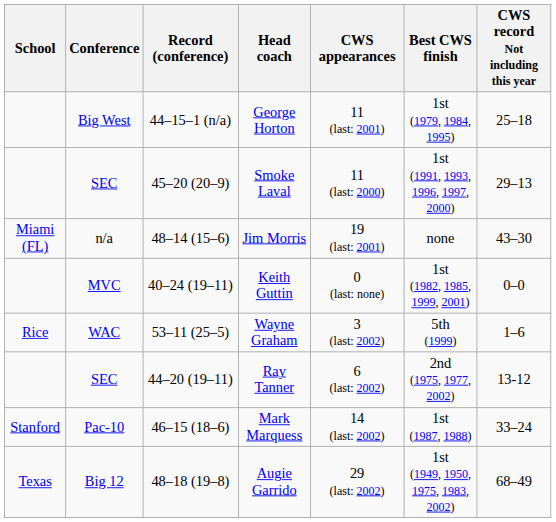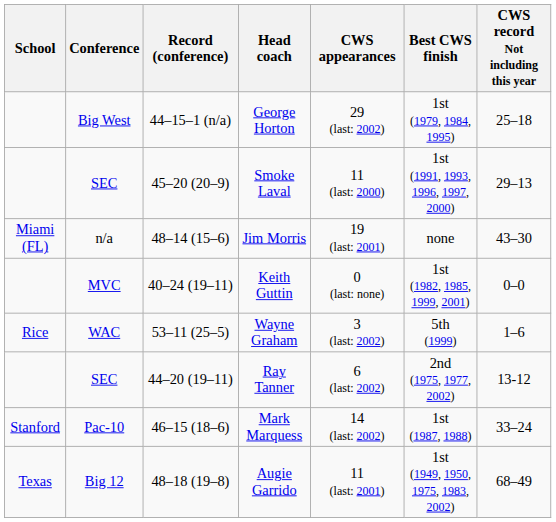(357, 119) 11 (last: 2001) -> (357, 119) 29 (last: 2002)
(357, 482) 29 (last: 2002) -> (357, 482) 11 (last: 2001)
